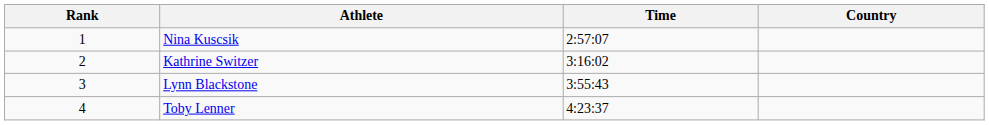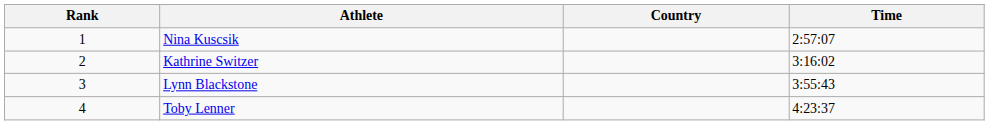columns swapped: (871, 16) <-> (661, 16)
